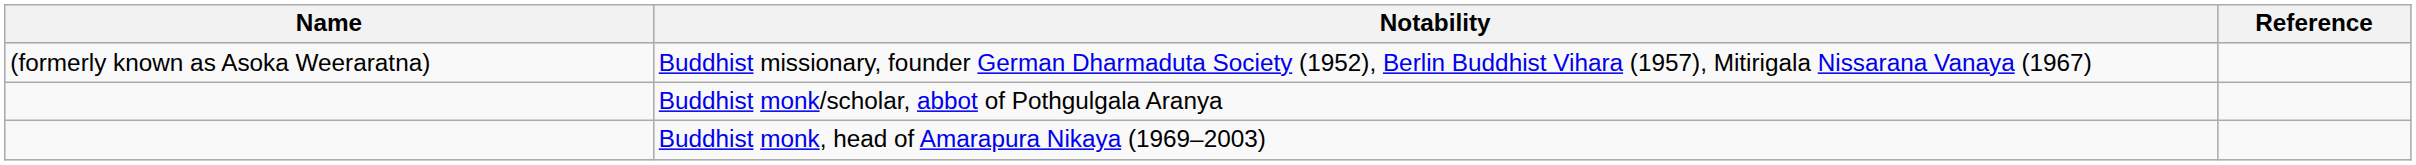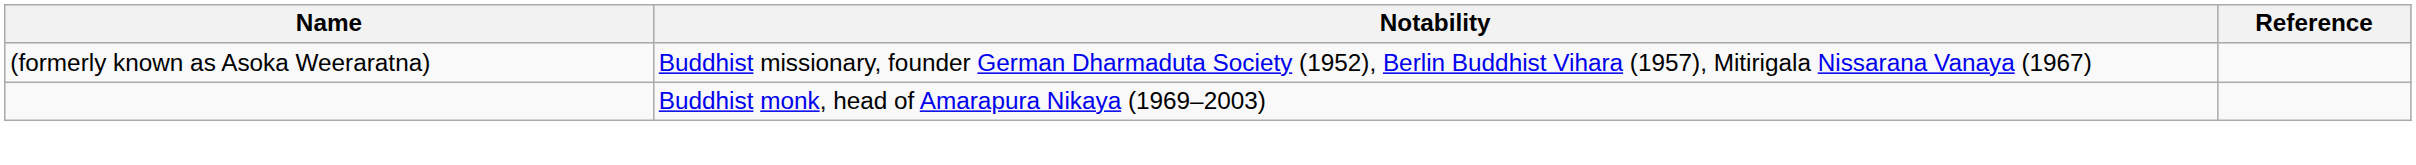- row: (941, 100)
